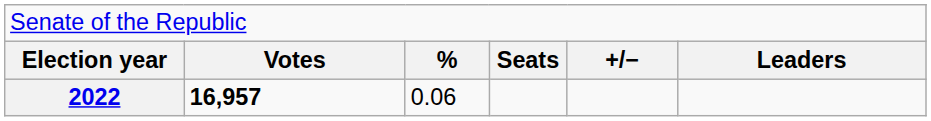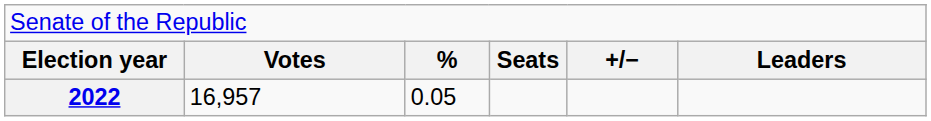(225, 97) bold -> (225, 97) normal
(433, 97) 0.06 -> (433, 97) 0.05
